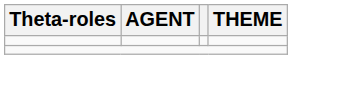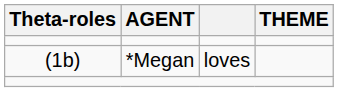+ row: (63, 60)
